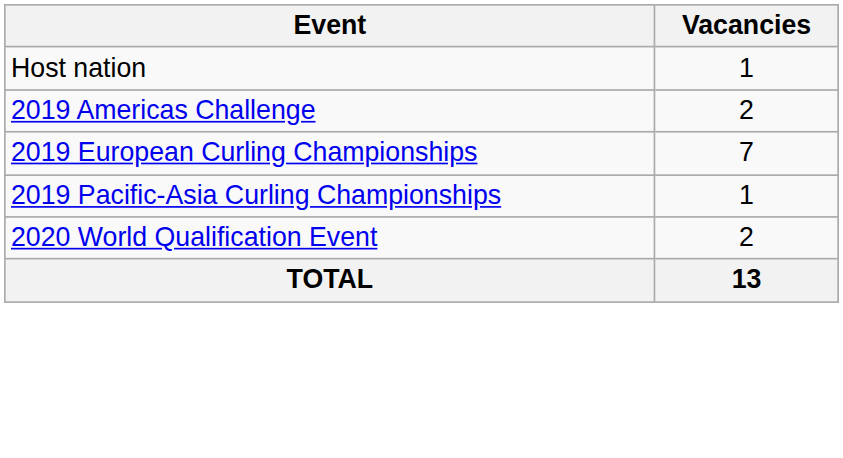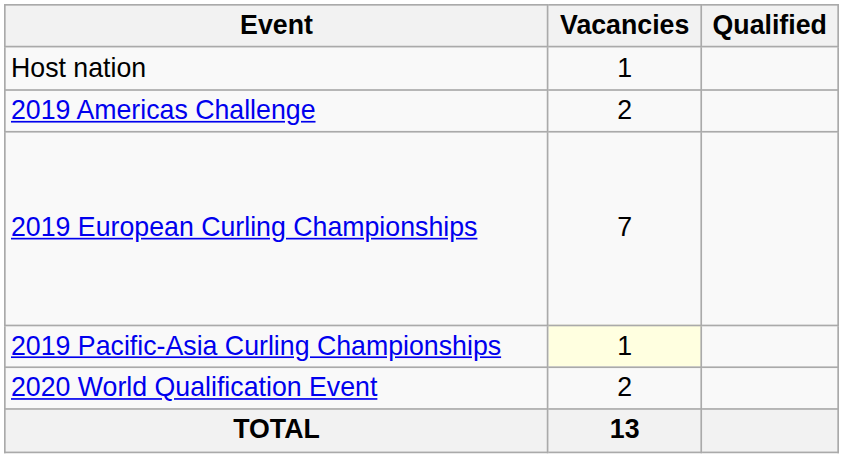+ column: (770, 25)
(747, 195) no background -> (625, 345) lightyellow background
